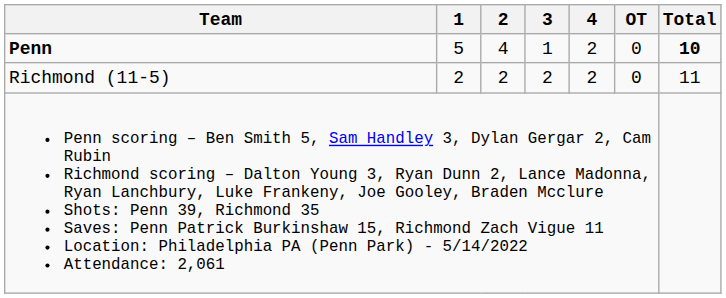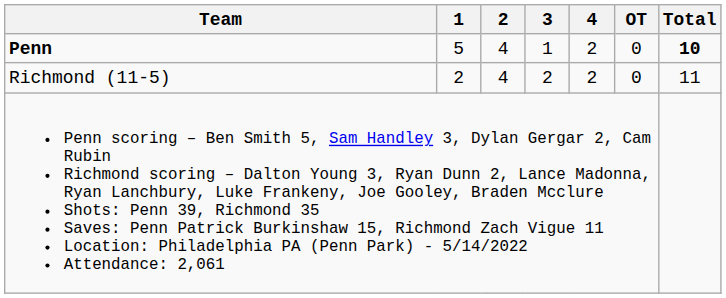(503, 78) 2 -> (503, 78) 4
